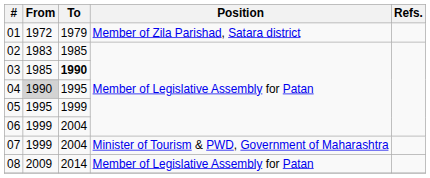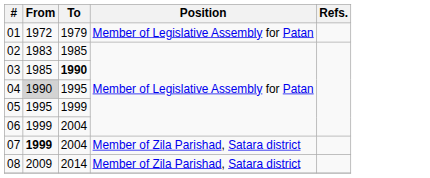(197, 32) Member of Zila Parishad, Satara district -> (203, 32) Member of Legislative Assembly for Patan
(39, 145) normal -> (39, 145) bold
(241, 145) Minister of Tourism & PWD, Government of Maharashtra -> (197, 145) Member of Zila Parishad, Satara district
(203, 164) Member of Legislative Assembly for Patan -> (197, 164) Member of Zila Parishad, Satara district
